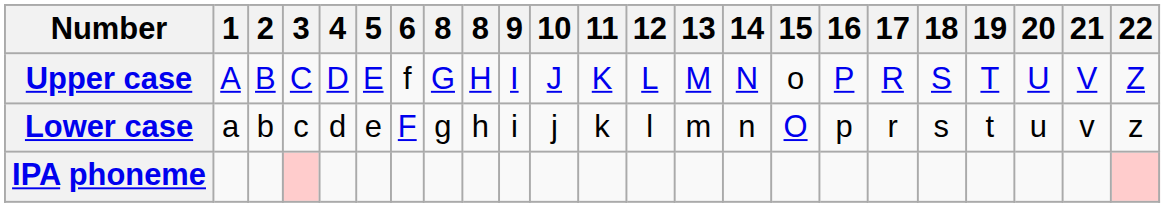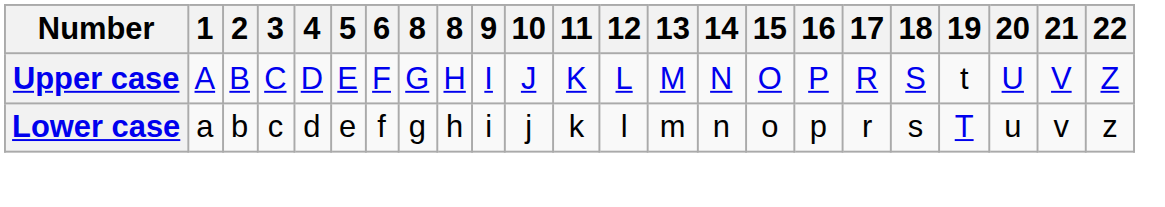(407, 77) f -> (382, 77) F
(796, 77) o -> (770, 77) O
(990, 77) T -> (964, 77) t
(407, 126) F -> (382, 126) f
(796, 126) O -> (770, 126) o
(990, 126) t -> (964, 126) T
- row: (109, 175)
